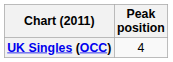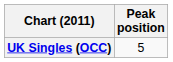(141, 47) 4 -> (141, 47) 5
